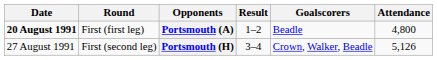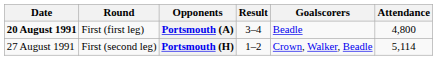(253, 30) 1–2 -> (253, 30) 3–4
(253, 47) 3–4 -> (253, 47) 1–2
(404, 47) 5,126 -> (404, 47) 5,114
